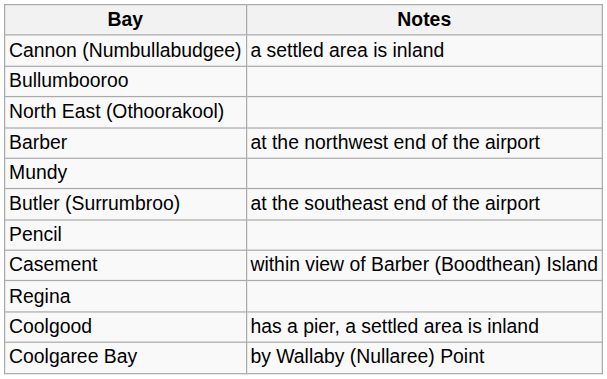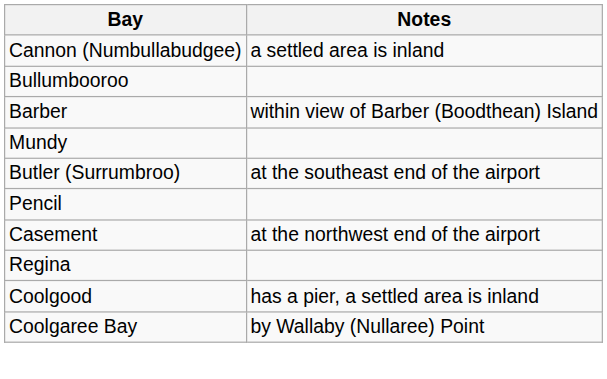- row: (117, 111)
(395, 142) at the northwest end of the airport -> (424, 111) within view of Barber (Boodthean) Island
(424, 265) within view of Barber (Boodthean) Island -> (395, 234) at the northwest end of the airport
